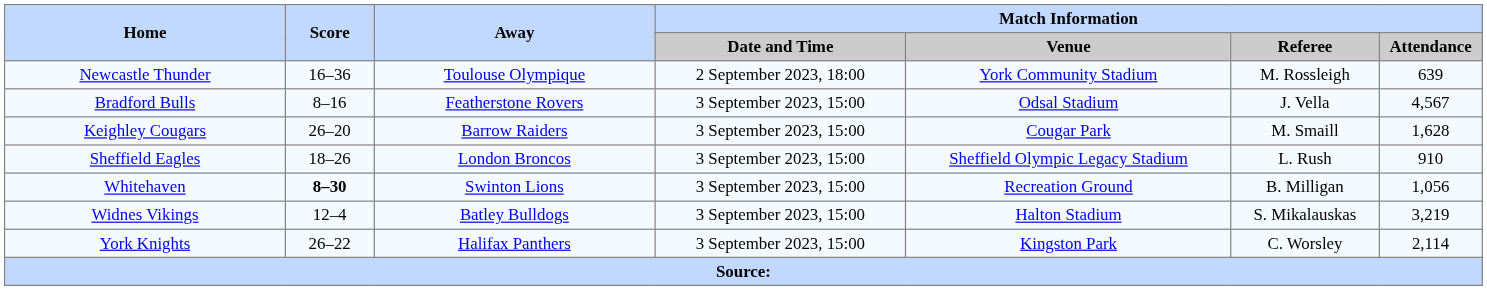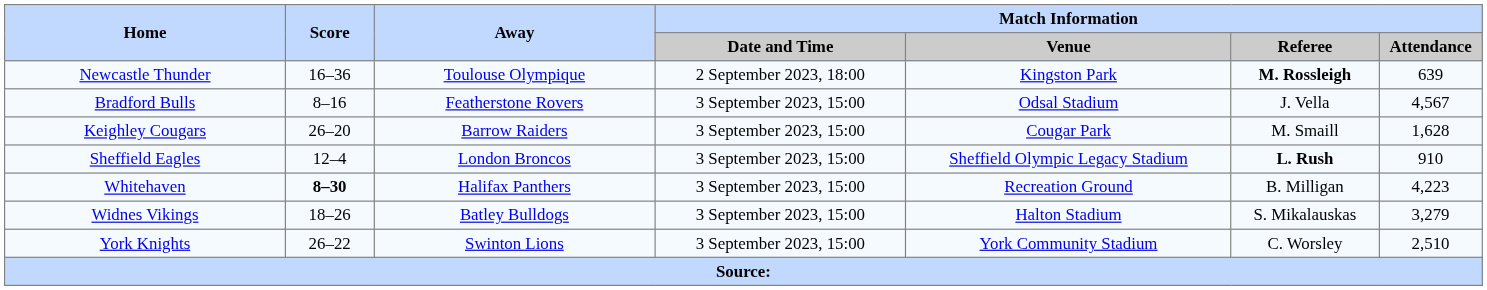(1069, 74) York Community Stadium -> (1068, 74) Kingston Park
(1305, 74) normal -> (1305, 74) bold
(330, 158) 18–26 -> (330, 158) 12–4
(1305, 158) normal -> (1305, 158) bold
(514, 187) Swinton Lions -> (514, 187) Halifax Panthers
(1431, 187) 1,056 -> (1431, 187) 4,223
(330, 215) 12–4 -> (330, 215) 18–26
(1431, 215) 3,219 -> (1431, 215) 3,279
(514, 243) Halifax Panthers -> (514, 243) Swinton Lions
(1068, 243) Kingston Park -> (1069, 243) York Community Stadium
(1431, 243) 2,114 -> (1431, 243) 2,510
